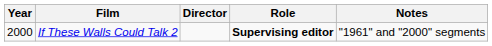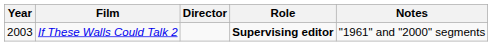(20, 31) 2000 -> (20, 31) 2003
